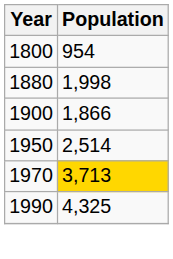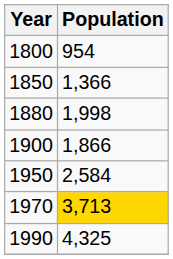+ row: (31, 82)
(87, 144) 2,514 -> (87, 176) 2,584
